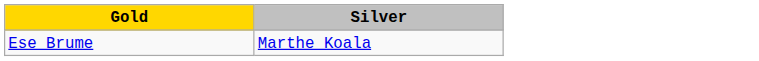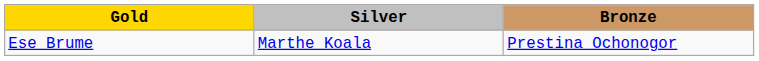+ column: (628, 17)
